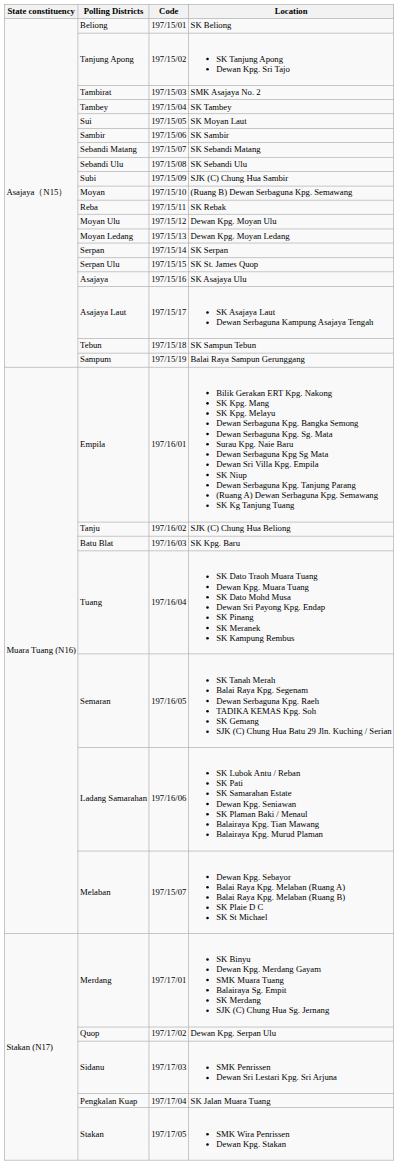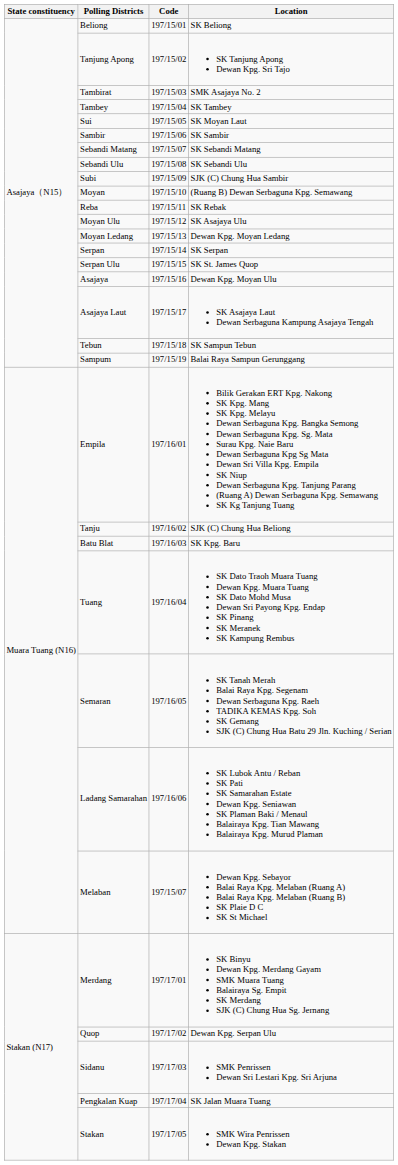(234, 221) Dewan Kpg. Moyan Ulu -> (219, 221) SK Asajaya Ulu
(219, 278) SK Asajaya Ulu -> (234, 278) Dewan Kpg. Moyan Ulu
